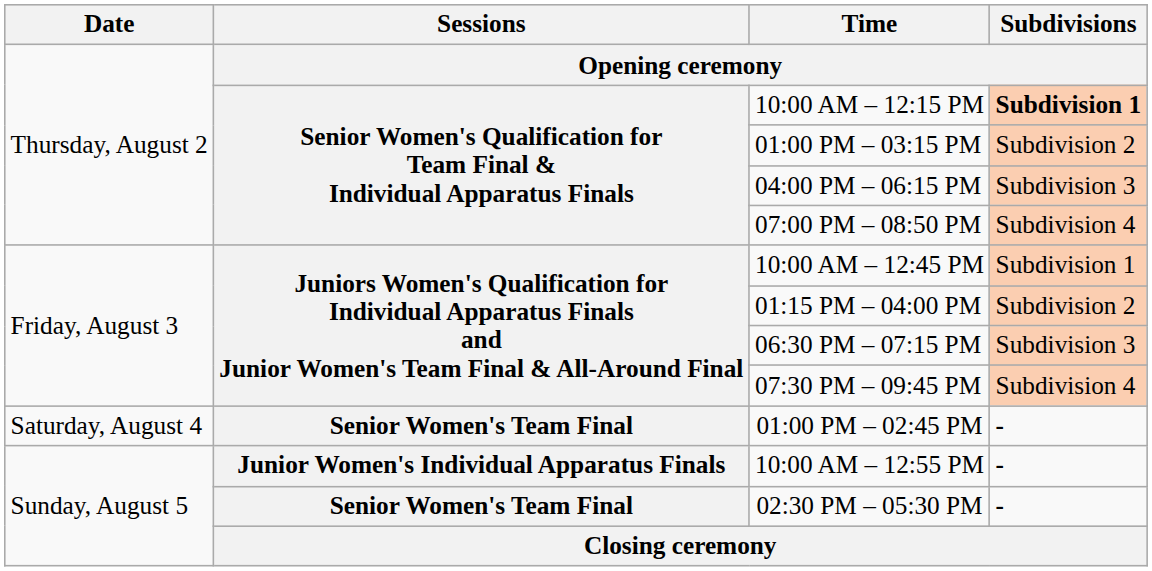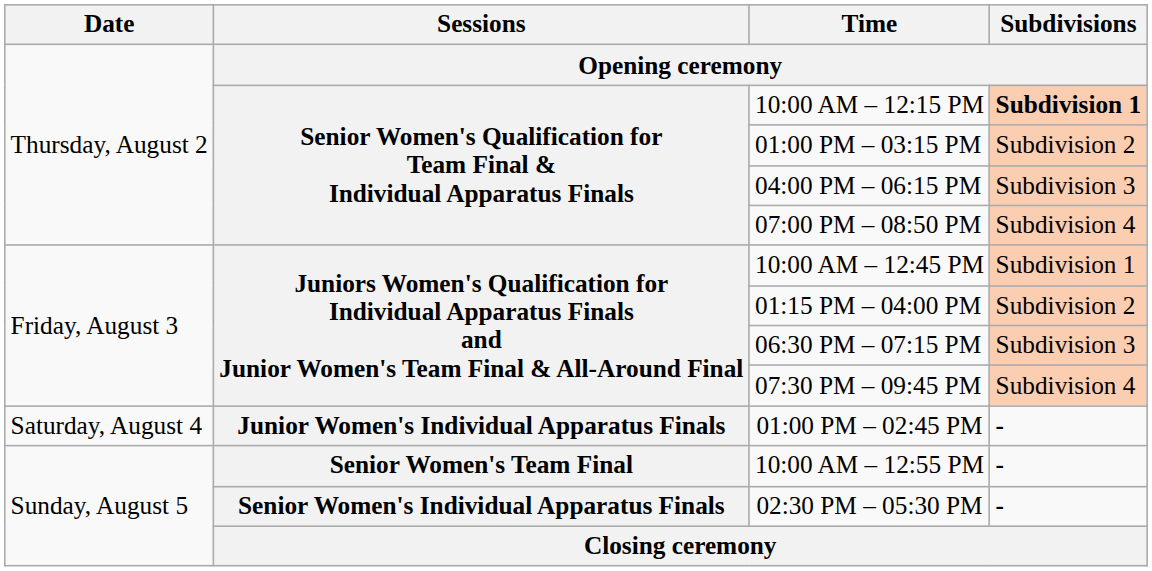(481, 425) Senior Women's Team Final -> (481, 425) Junior Women's Individual Apparatus Finals
(481, 465) Junior Women's Individual Apparatus Finals -> (481, 465) Senior Women's Team Final
(481, 505) Senior Women's Team Final -> (481, 505) Senior Women's Individual Apparatus Finals
